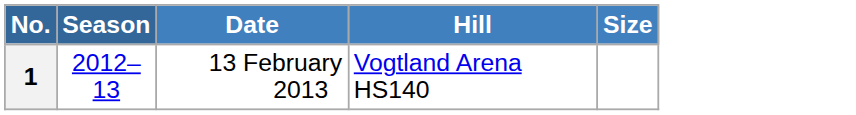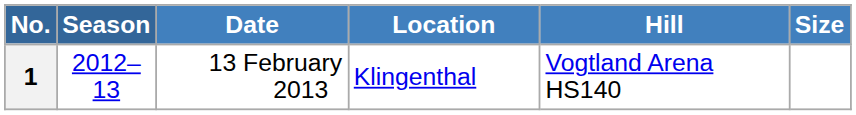+ column: (444, 24)
